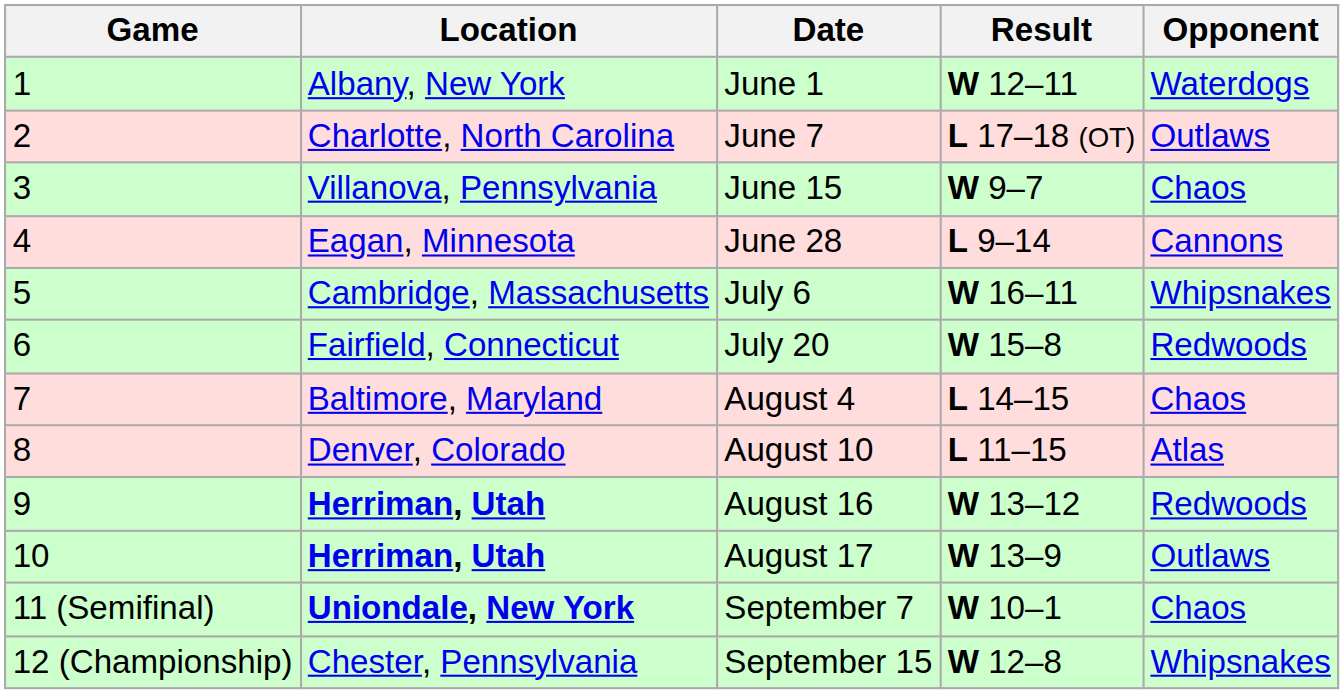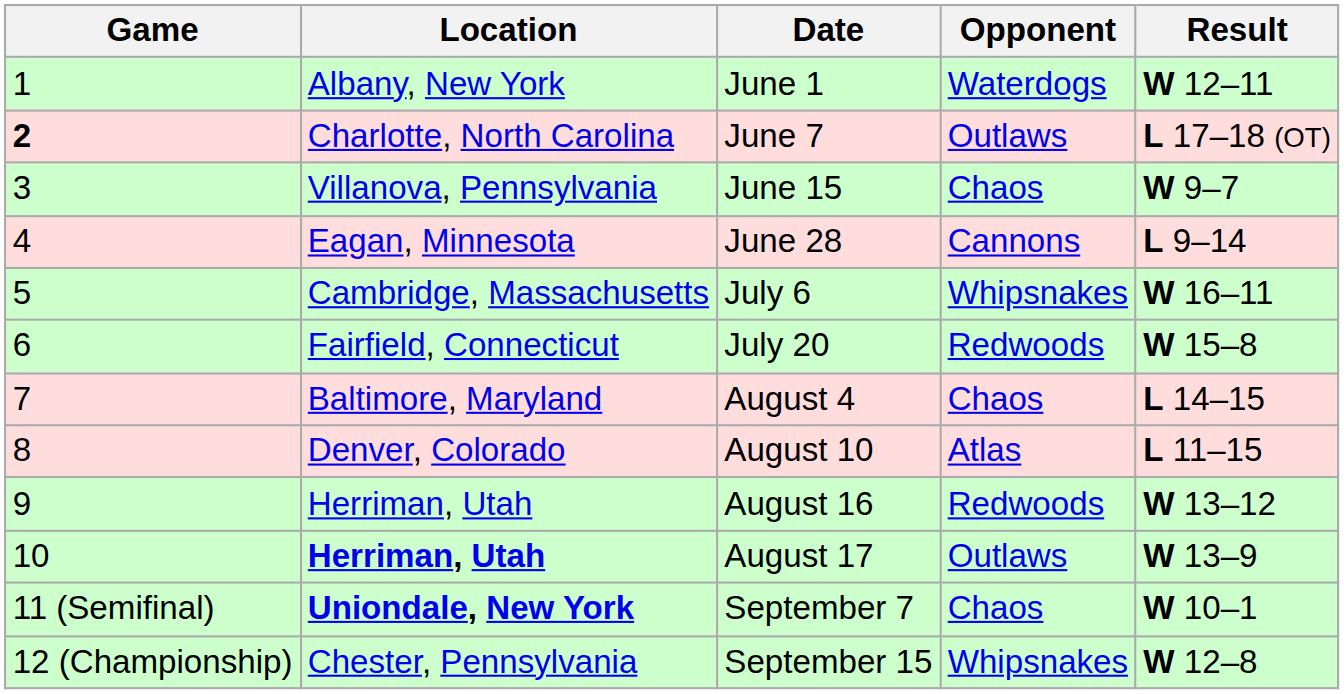columns swapped: (1241, 30) <-> (1041, 30)
(22, 135) normal -> (22, 135) bold
(426, 503) bold -> (420, 503) normal
